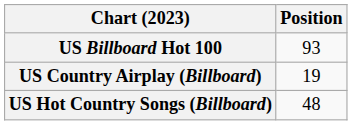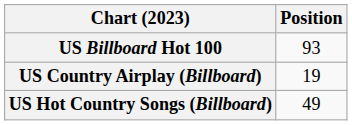(311, 104) 48 -> (311, 104) 49
